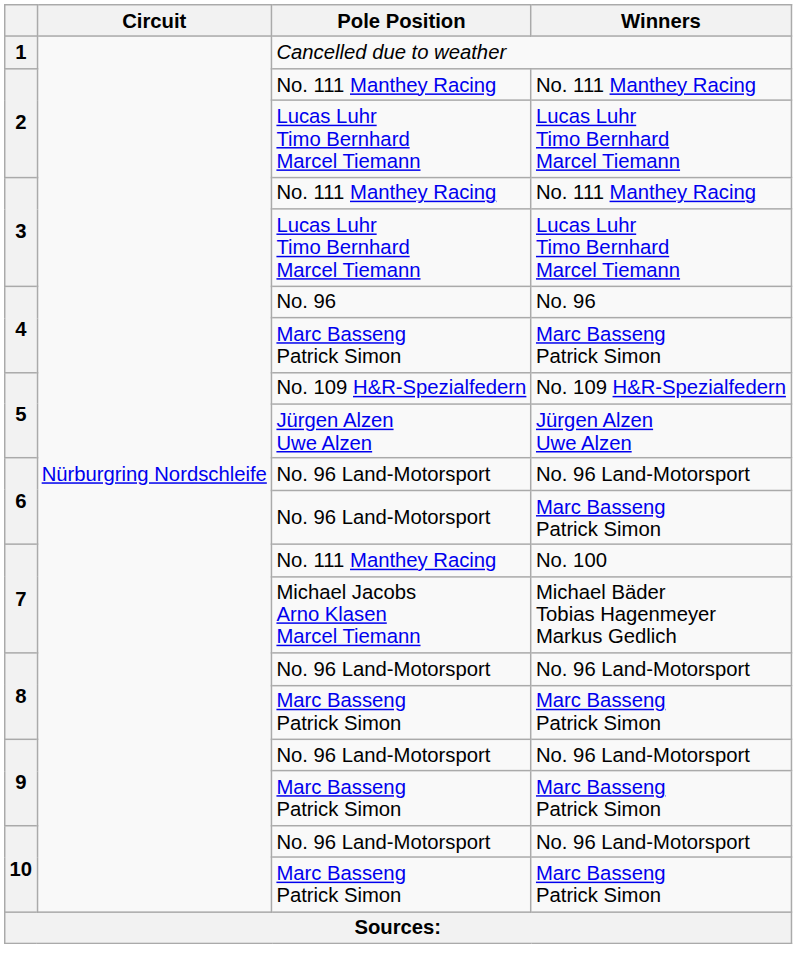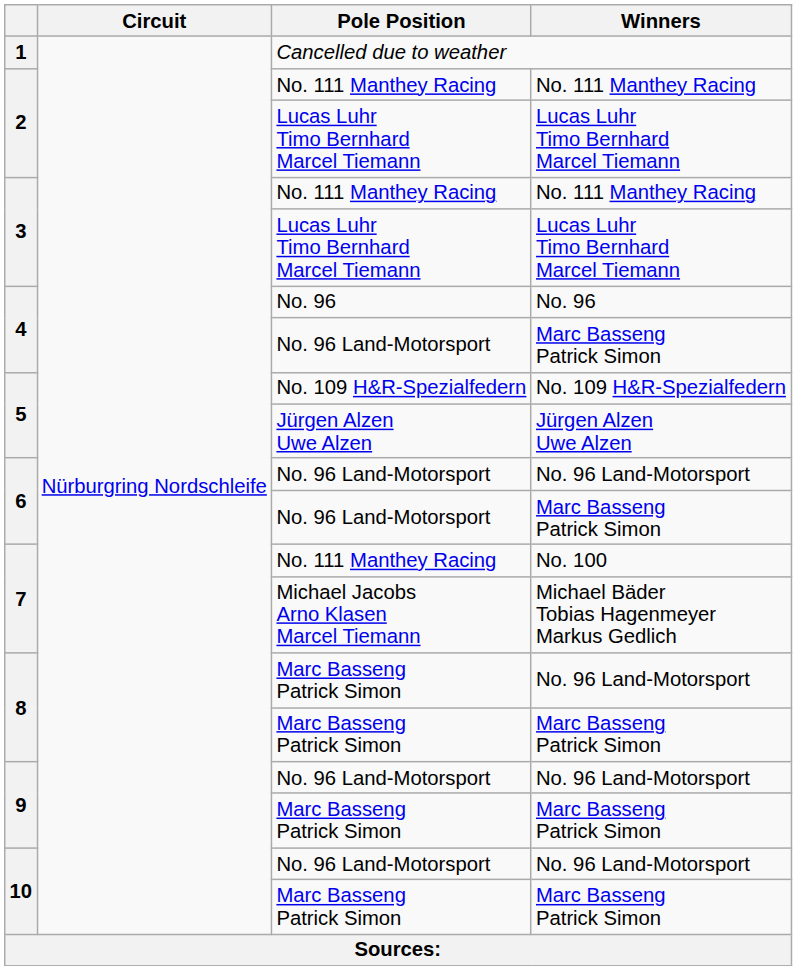(341, 344) Marc Basseng Patrick Simon -> (383, 344) No. 96 Land-Motorsport
(383, 669) No. 96 Land-Motorsport -> (341, 680) Marc Basseng Patrick Simon
